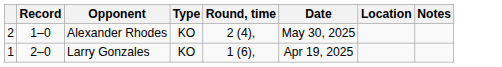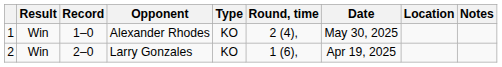+ column: (38, 14)
(11, 33) 2 -> (11, 33) 1
(11, 52) 1 -> (11, 52) 2
